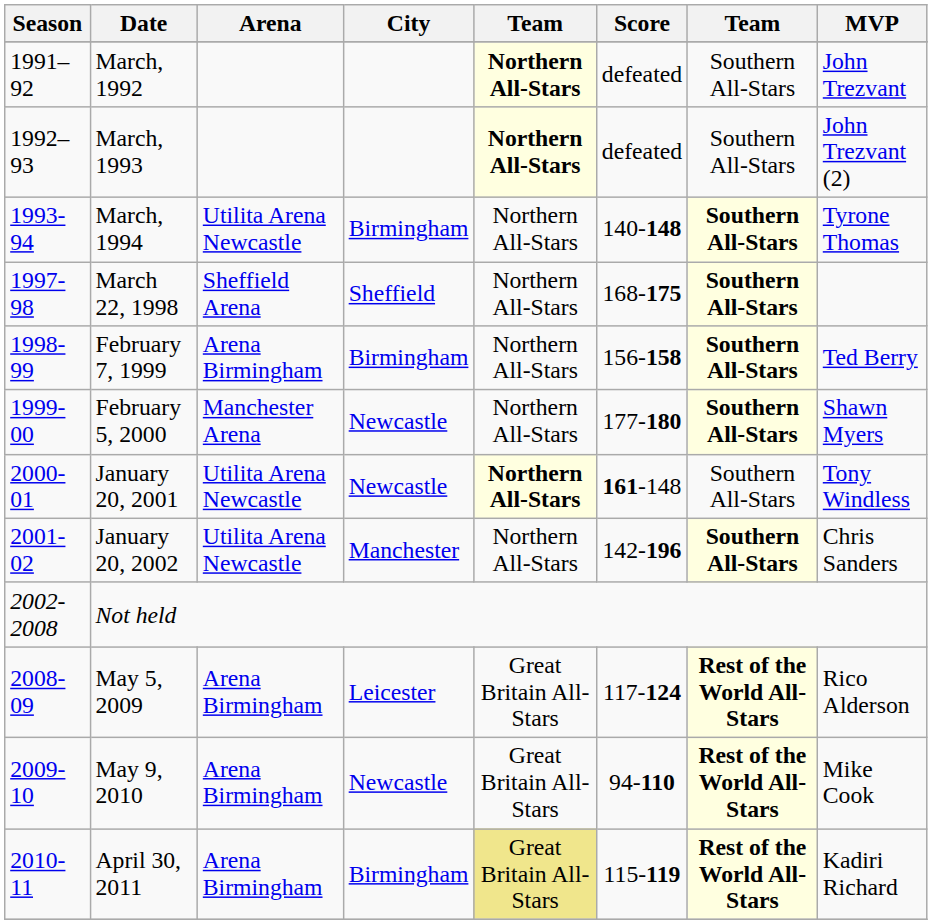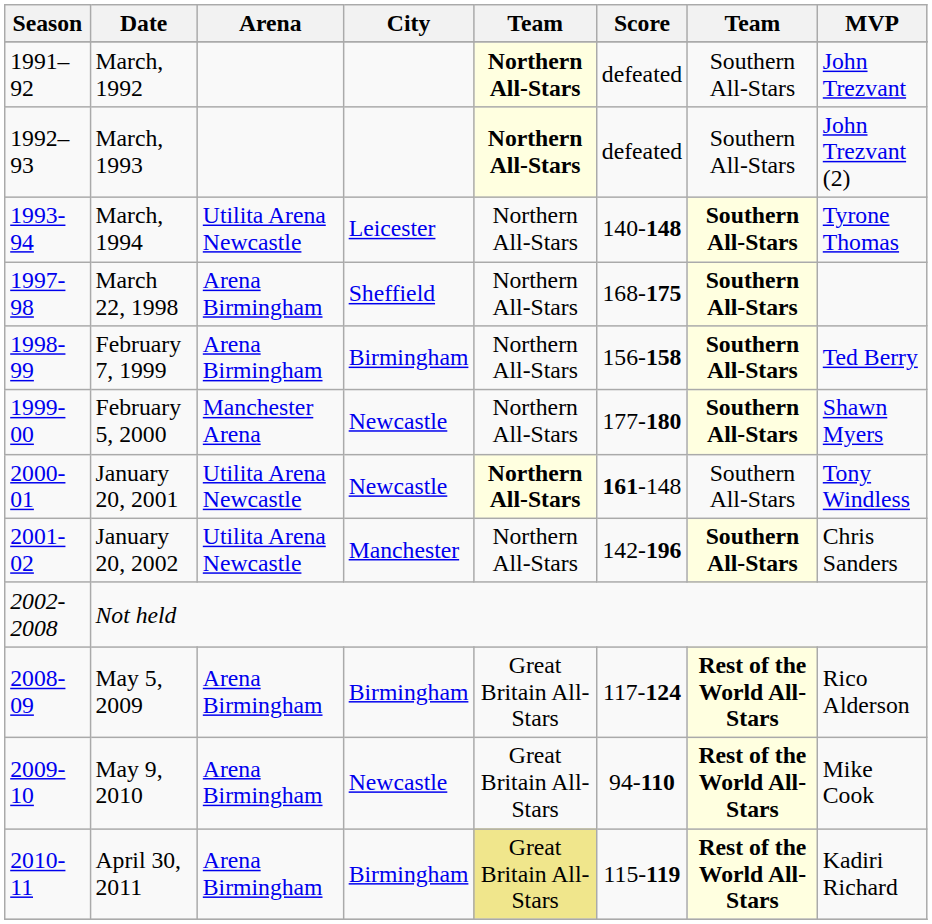(409, 229) Birmingham -> (392, 229) Leicester
(246, 293) Sheffield Arena -> (263, 293) Arena Birmingham
(392, 691) Leicester -> (409, 691) Birmingham
